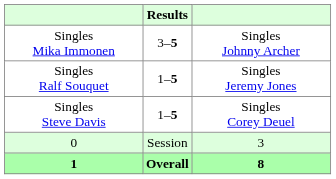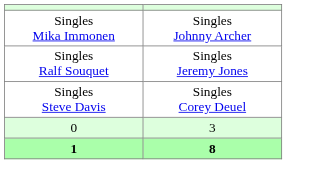- column: (167, 14)
